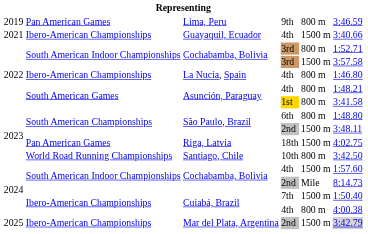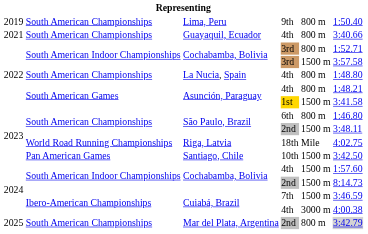(68, 21) Pan American Games -> (89, 21) South American Championships
(348, 21) 3:46.59 -> (348, 21) 1:50.40
(89, 35) Ibero-American Championships -> (89, 35) South American Championships
(316, 35) 1500 m -> (313, 35) 800 m
(89, 75) Ibero-American Championships -> (89, 75) South American Championships
(348, 75) 1:46.80 -> (348, 75) 1:48.80
(313, 102) 800 m -> (316, 102) 1500 m
(348, 115) 1:48.80 -> (348, 115) 1:46.80
(68, 142) Pan American Games -> (99, 142) World Road Running Championships
(316, 142) 1500 m -> (310, 142) Mile
(99, 156) World Road Running Championships -> (68, 156) Pan American Games
(313, 156) 800 m -> (316, 156) 1500 m
(310, 182) Mile -> (316, 182) 1500 m
(348, 196) 1:50.40 -> (348, 196) 3:46.59
(313, 209) 800 m -> (316, 209) 3000 m
(89, 223) Ibero-American Championships -> (89, 223) South American Championships
(316, 223) 1500 m -> (313, 223) 800 m
